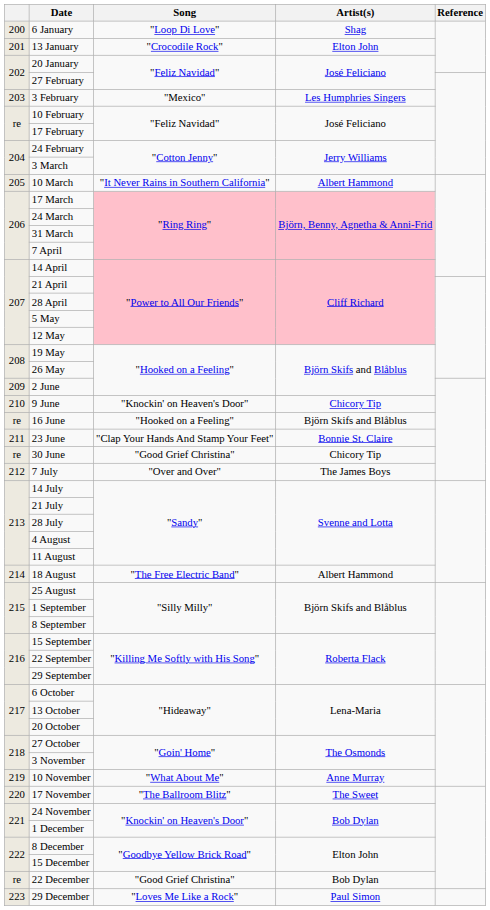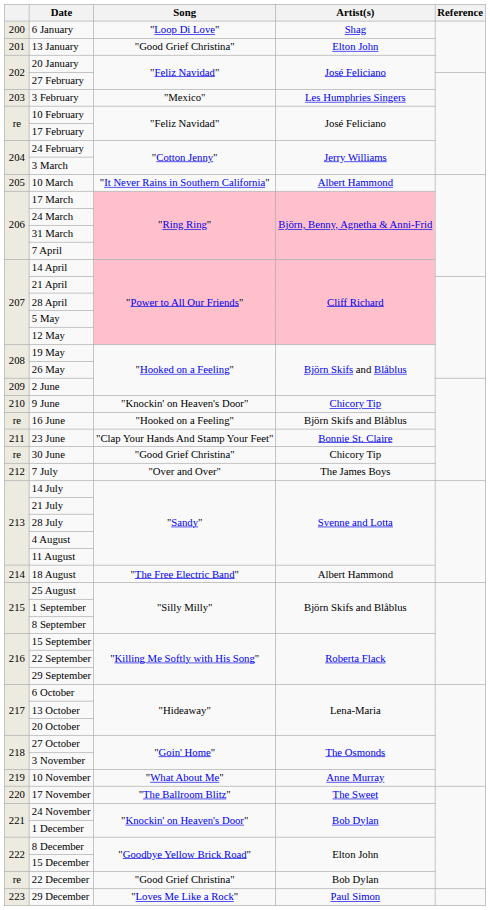(185, 47) "Crocodile Rock" -> (185, 47) "Good Grief Christina"
